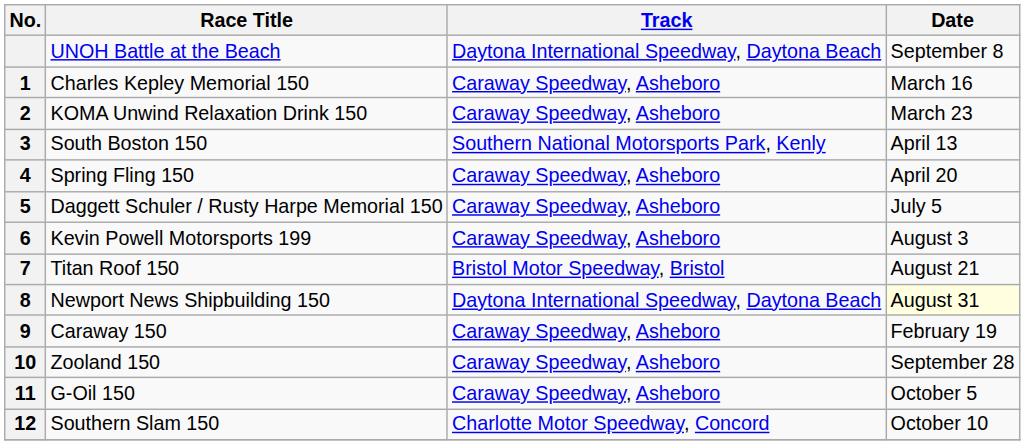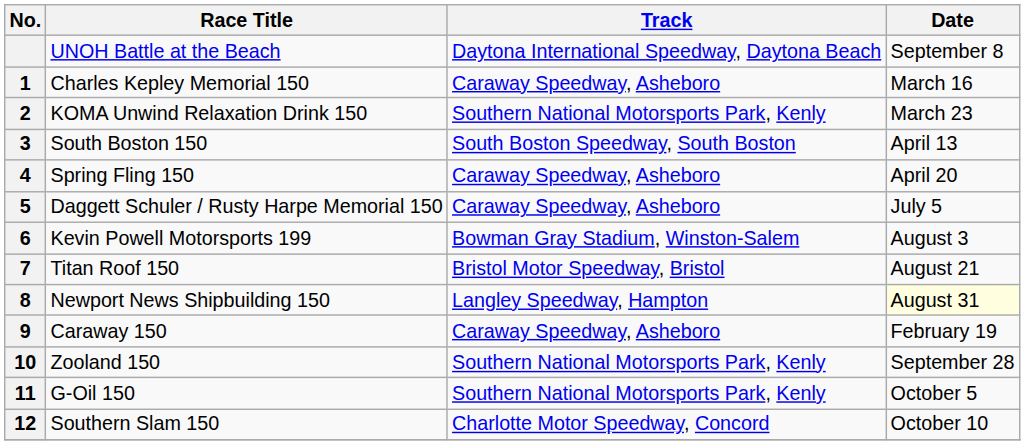(586, 113) Caraway Speedway, Asheboro -> (639, 113) Southern National Motorsports Park, Kenly
(639, 144) Southern National Motorsports Park, Kenly -> (624, 144) South Boston Speedway, South Boston
(586, 237) Caraway Speedway, Asheboro -> (626, 237) Bowman Gray Stadium, Winston-Salem
(667, 300) Daytona International Speedway, Daytona Beach -> (580, 300) Langley Speedway, Hampton
(586, 362) Caraway Speedway, Asheboro -> (639, 362) Southern National Motorsports Park, Kenly
(586, 393) Caraway Speedway, Asheboro -> (639, 393) Southern National Motorsports Park, Kenly
